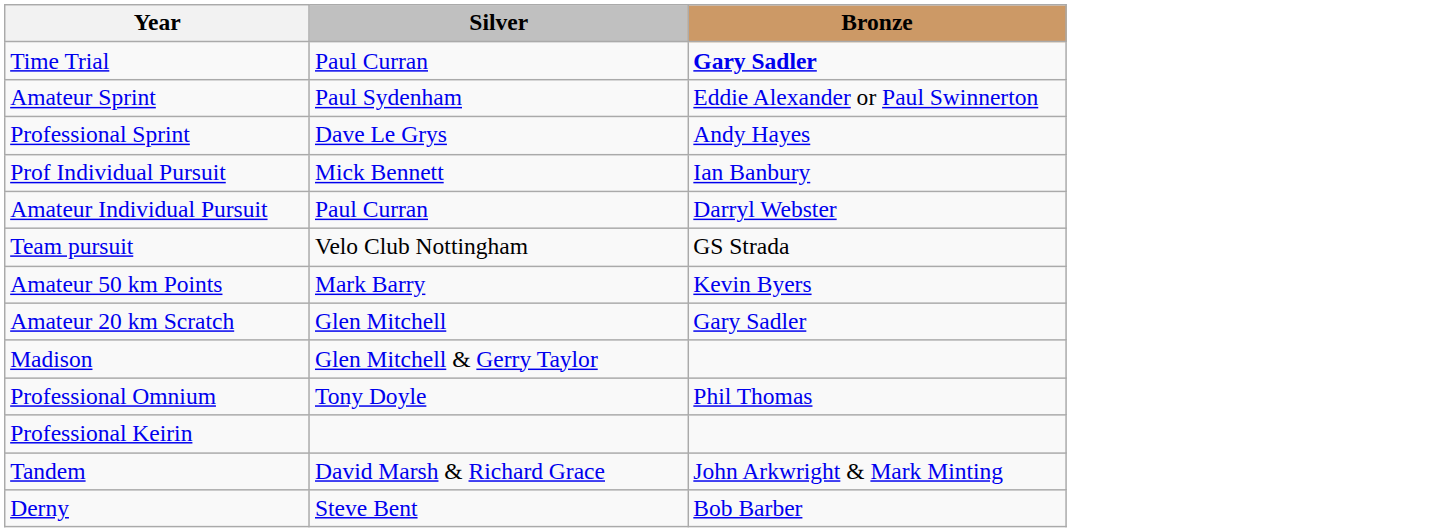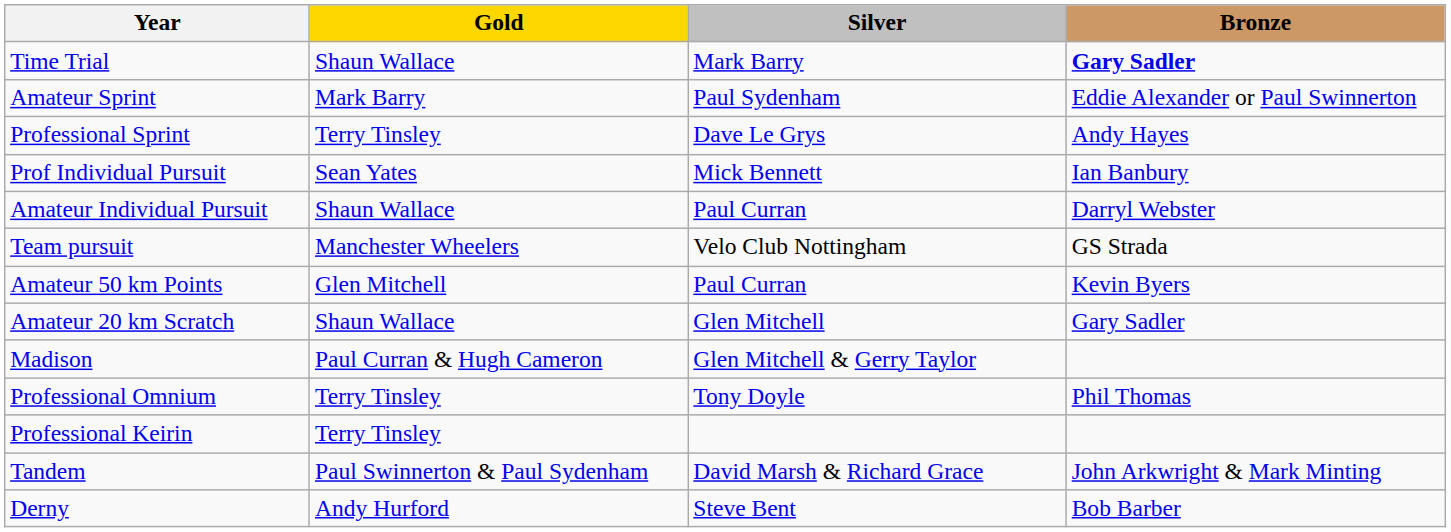+ column: (499, 23)
(372, 60) Paul Curran -> (749, 60) Mark Barry
(370, 284) Mark Barry -> (750, 284) Paul Curran
